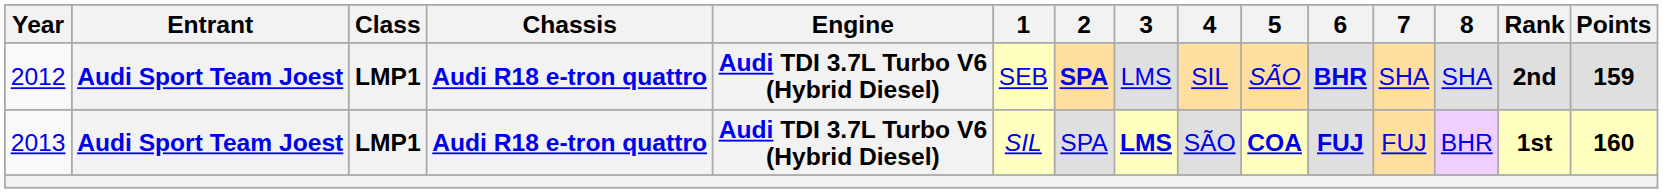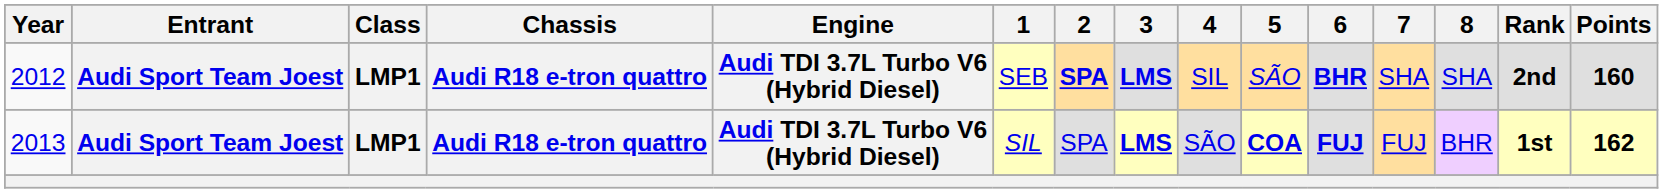(1146, 76) normal -> (1146, 76) bold
(1614, 76) 159 -> (1614, 76) 160
(1614, 142) 160 -> (1614, 142) 162
